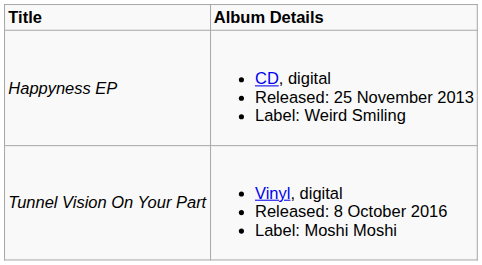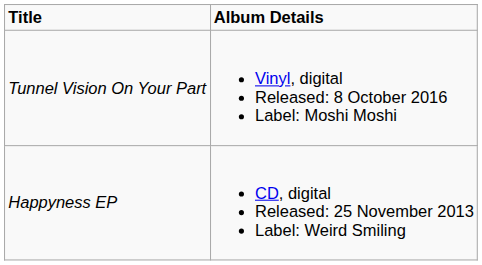rows swapped: (63, 87) <-> (107, 202)
